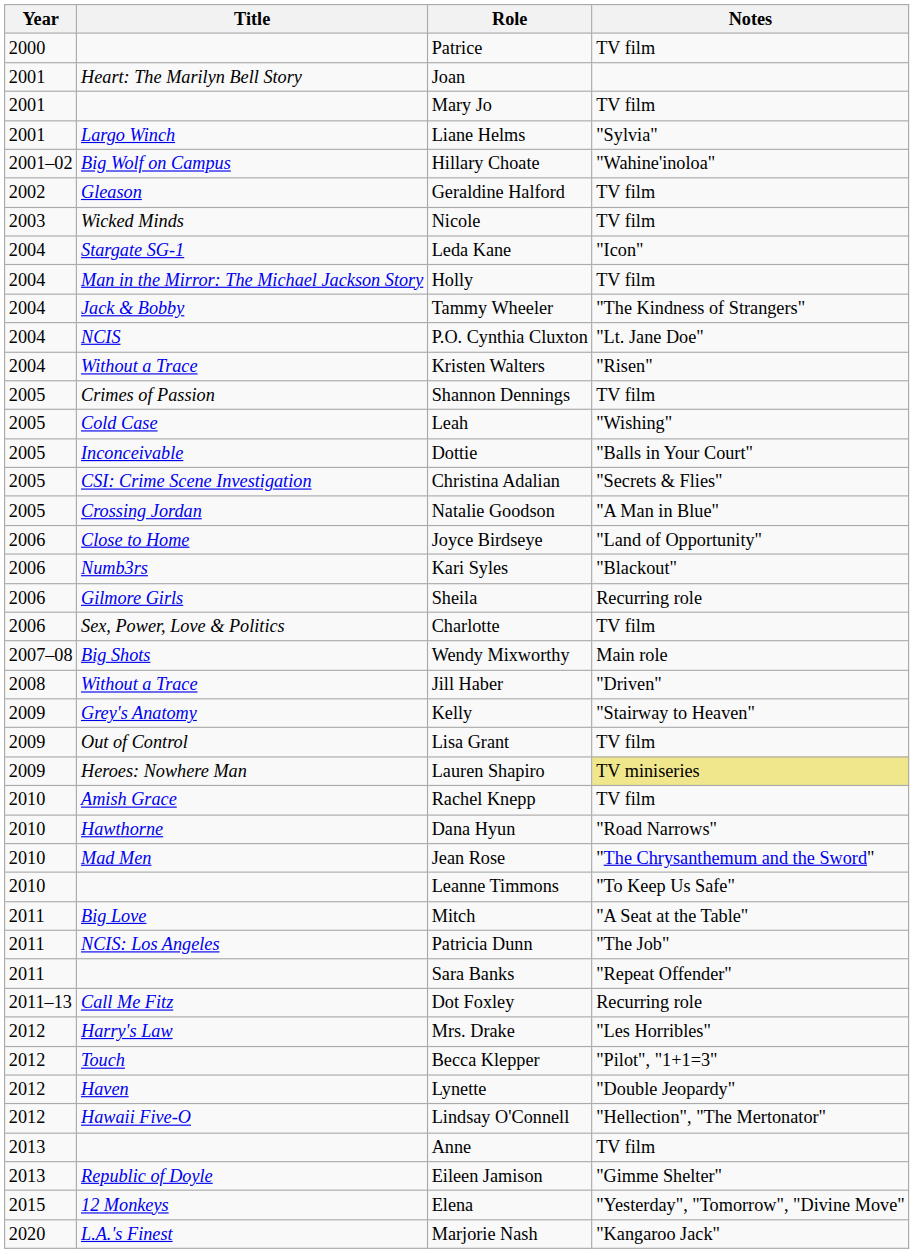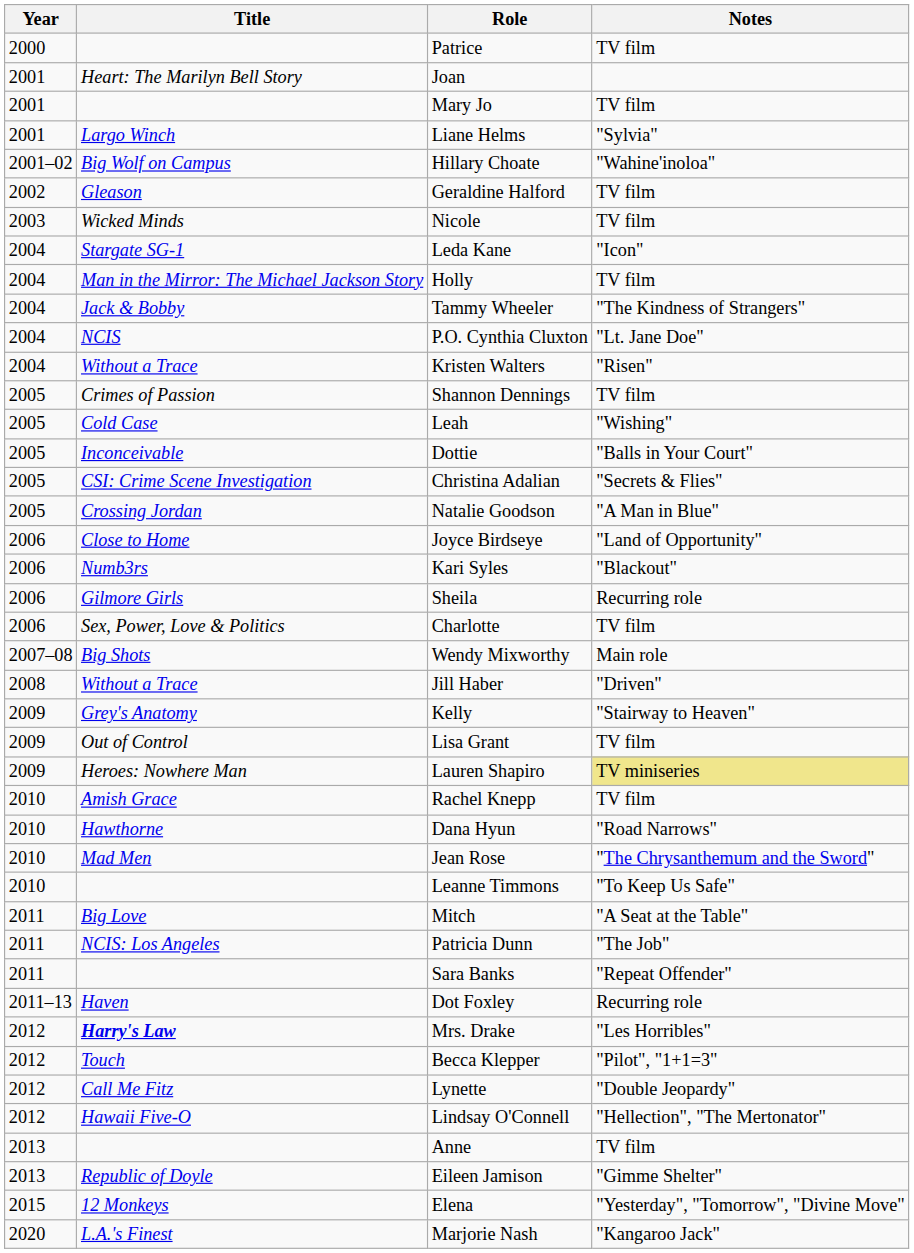(127, 1002) Call Me Fitz -> (105, 1002) Haven
(127, 1031) normal -> (128, 1031) bold
(105, 1089) Haven -> (127, 1089) Call Me Fitz
